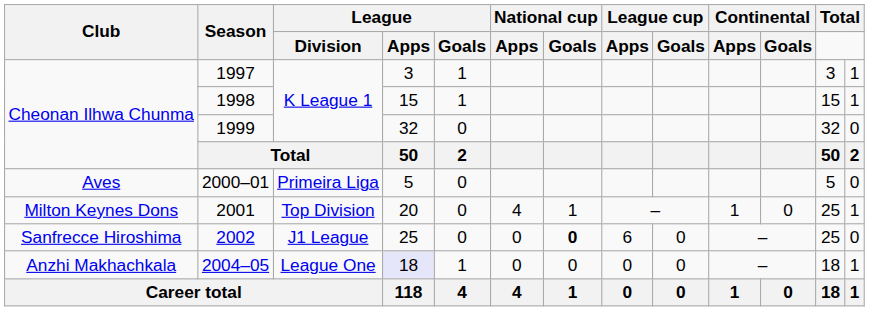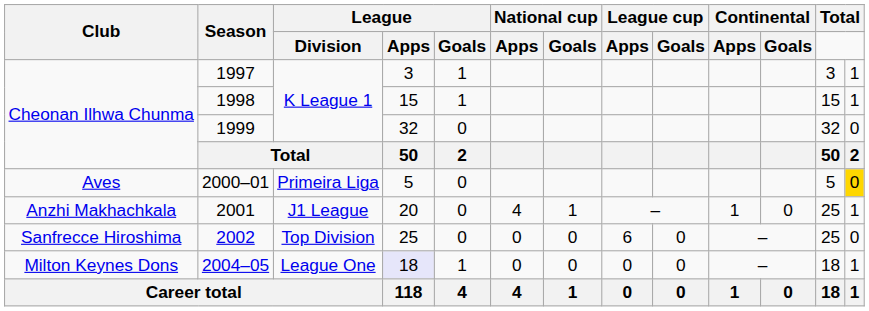(855, 182) no background -> (855, 182) gold background
(101, 210) Milton Keynes Dons -> (101, 210) Anzhi Makhachkala
(328, 210) Top Division -> (328, 210) J1 League
(328, 237) J1 League -> (328, 237) Top Division
(573, 237) bold -> (573, 237) normal
(101, 264) Anzhi Makhachkala -> (101, 264) Milton Keynes Dons
